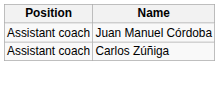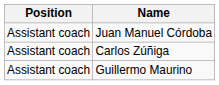+ row: (144, 70)
